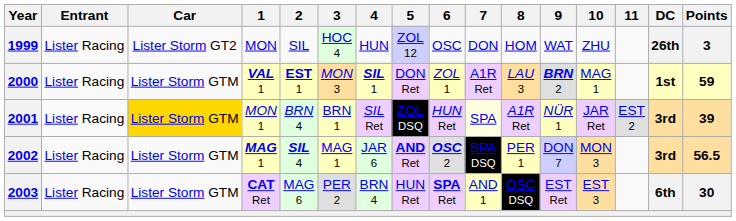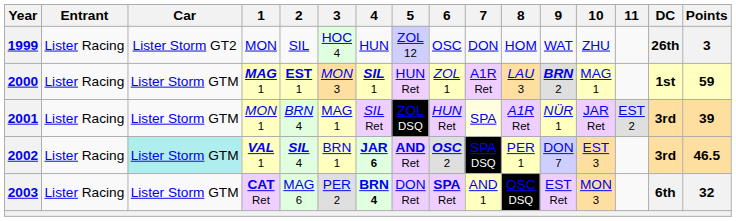(261, 82) VAL 1 -> (261, 82) MAG 1
(410, 82) DON Ret -> (410, 82) HUN Ret
(185, 119) gold background -> (185, 119) no background
(337, 119) BRN 1 -> (337, 119) MAG 1
(185, 155) no background -> (185, 155) paleturquoise background
(261, 155) MAG 1 -> (261, 155) VAL 1
(337, 155) MAG 1 -> (337, 155) BRN 1
(374, 155) normal -> (374, 155) bold
(596, 155) MON 3 -> (596, 155) EST 3
(707, 155) 56.5 -> (707, 155) 46.5
(374, 192) normal -> (374, 192) bold
(410, 192) HUN Ret -> (410, 192) DON Ret
(596, 192) EST 3 -> (596, 192) MON 3
(707, 192) 30 -> (707, 192) 32
